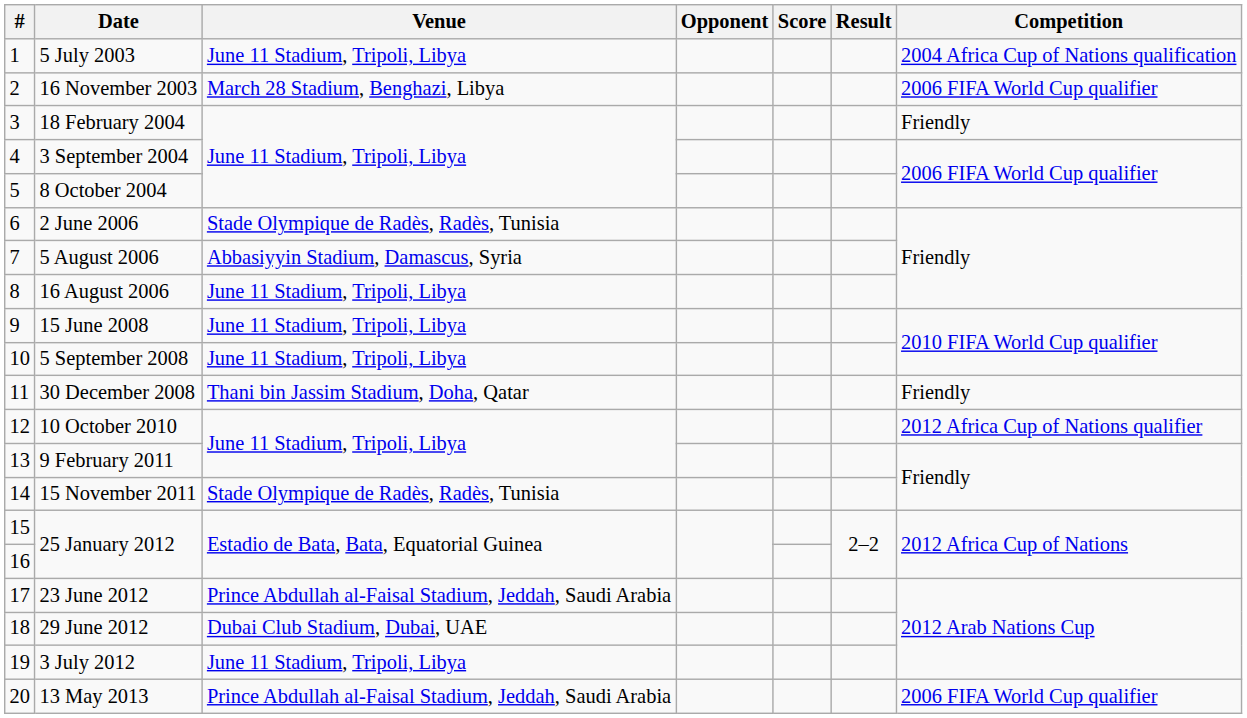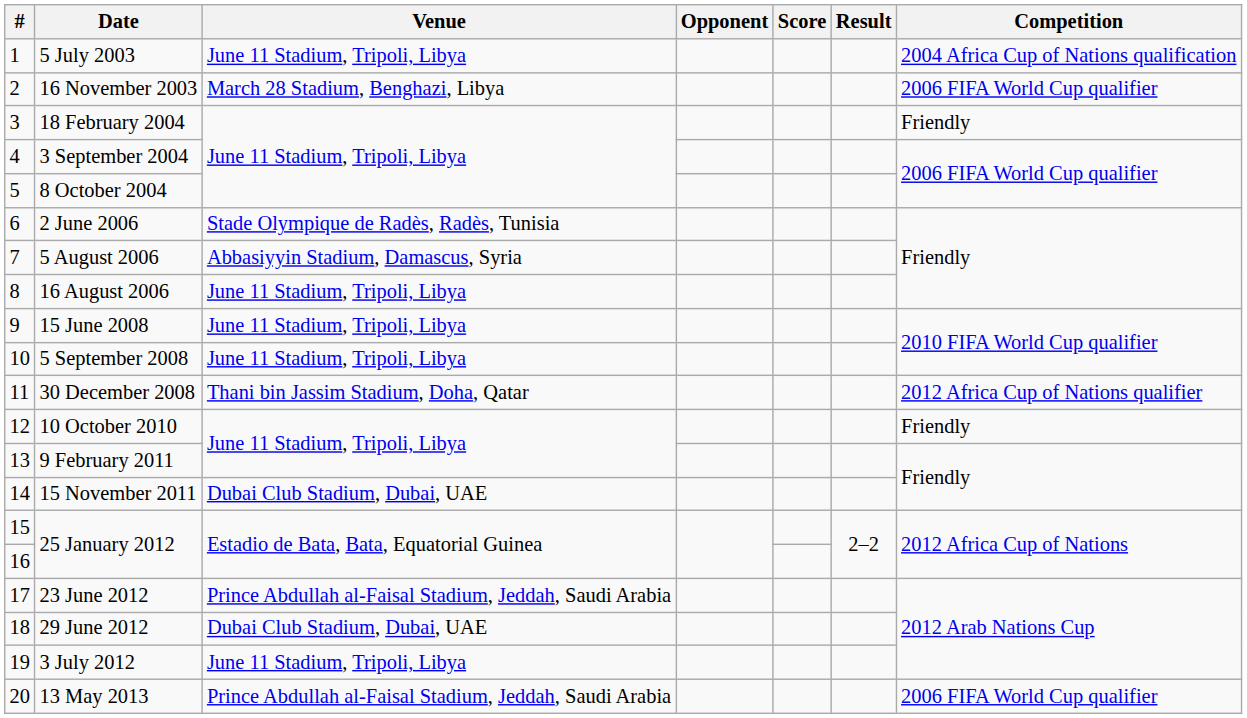(936, 392) Friendly -> (1052, 392) 2012 Africa Cup of Nations qualifier
(1052, 426) 2012 Africa Cup of Nations qualifier -> (936, 426) Friendly
(383, 493) Stade Olympique de Radès, Radès, Tunisia -> (347, 493) Dubai Club Stadium, Dubai, UAE
